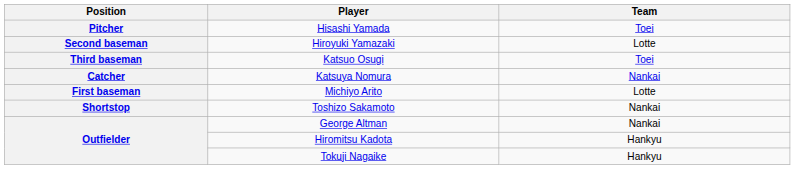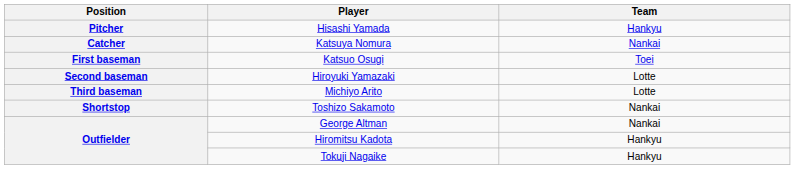(644, 28) Toei -> (644, 28) Hankyu
rows swapped: (353, 76) <-> (353, 44)
(106, 60) Third baseman -> (106, 60) First baseman
(106, 92) First baseman -> (106, 92) Third baseman
